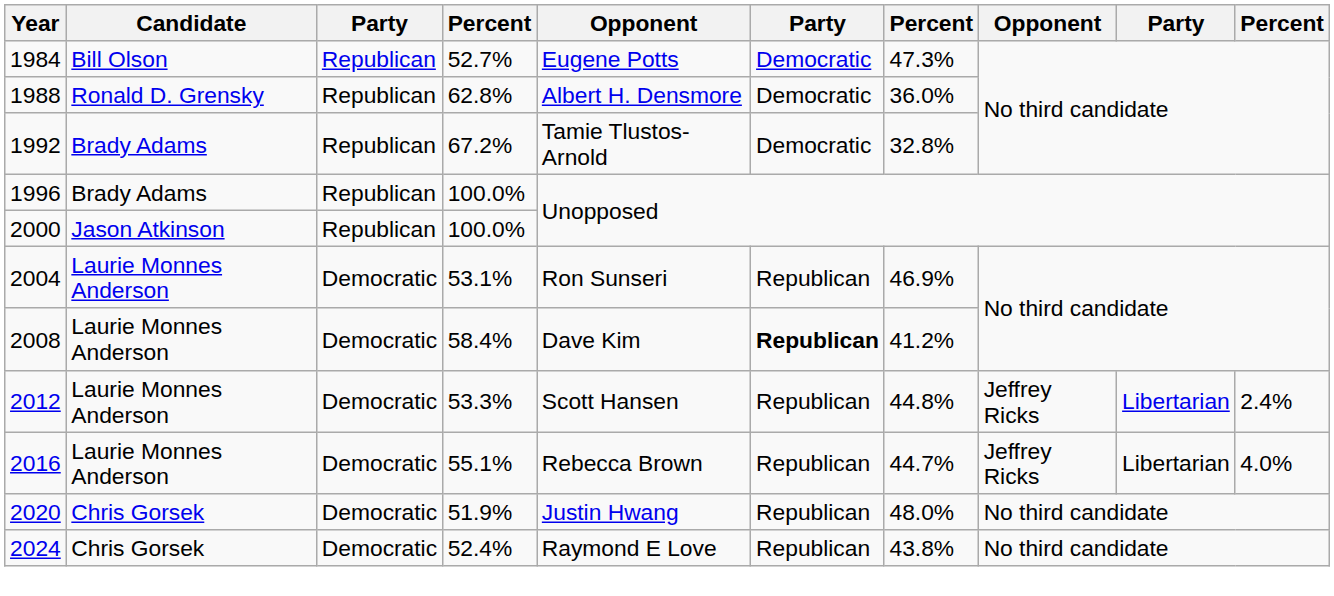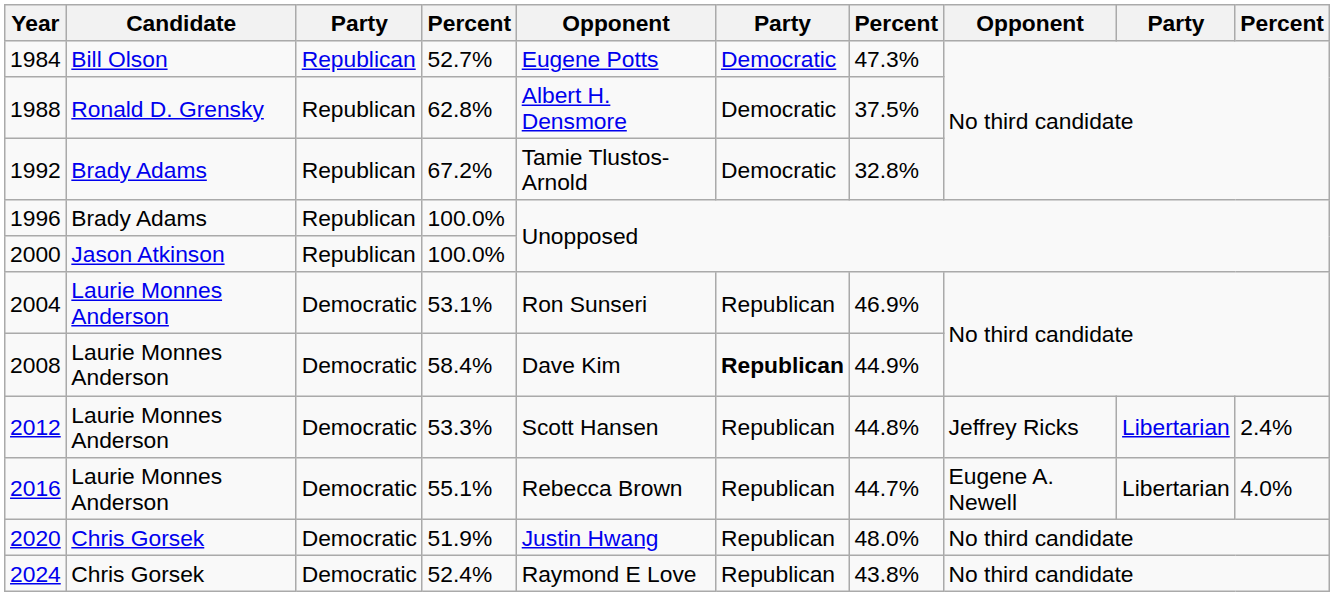(922, 95) 36.0% -> (887, 108) 37.5%
(922, 339) 41.2% -> (887, 365) 44.9%
(1018, 462) Jeffrey Ricks -> (1001, 488) Eugene A. Newell
